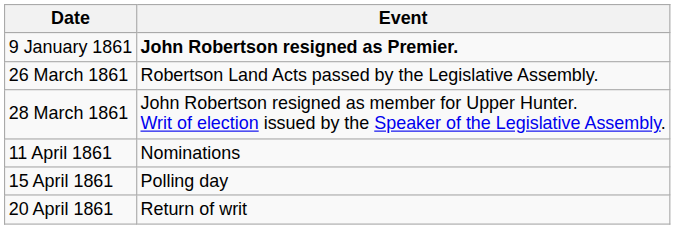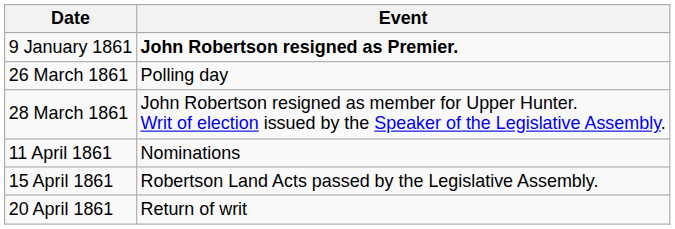(369, 75) Robertson Land Acts passed by the Legislative Assembly. -> (184, 75) Polling day
(184, 180) Polling day -> (369, 180) Robertson Land Acts passed by the Legislative Assembly.
